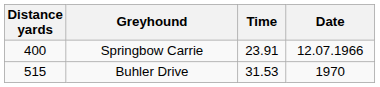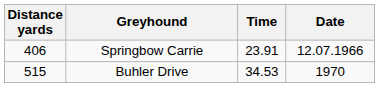(35, 51) 400 -> (35, 51) 406
(262, 72) 31.53 -> (262, 72) 34.53
